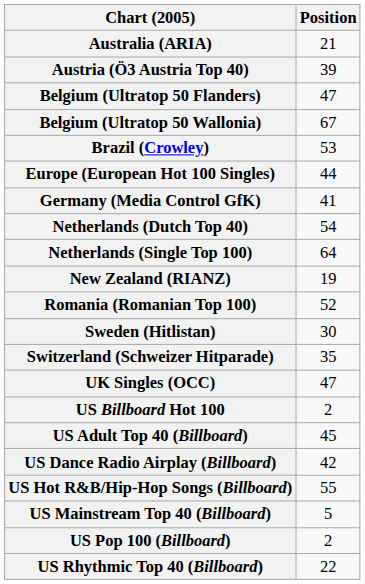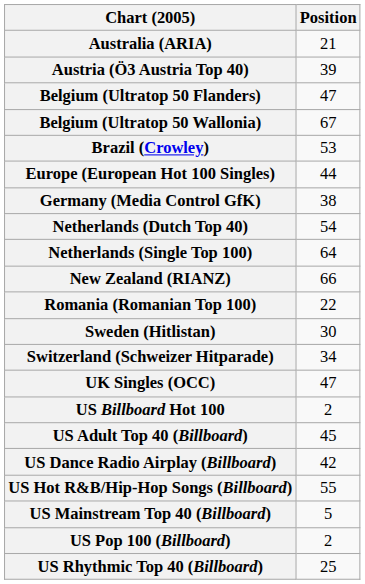(328, 200) 41 -> (328, 200) 38
(328, 278) 19 -> (328, 278) 66
(328, 305) 52 -> (328, 305) 22
(328, 357) 35 -> (328, 357) 34
(328, 566) 22 -> (328, 566) 25
